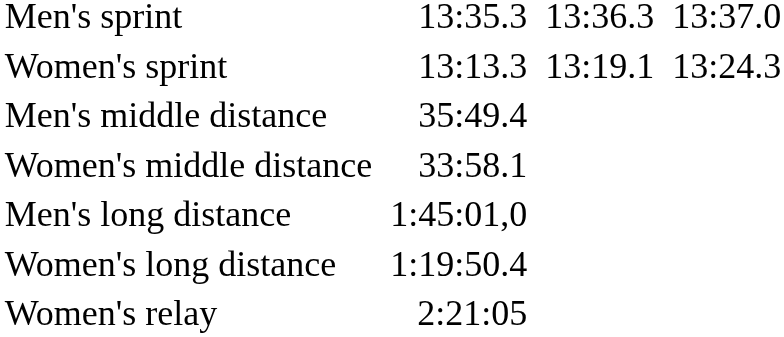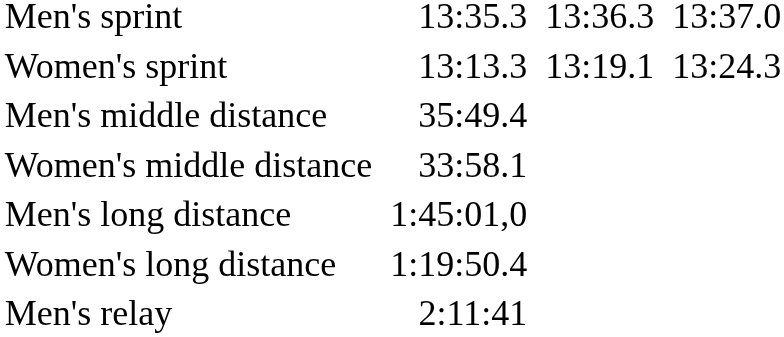+ row: (88, 313)
- row: (111, 313)
